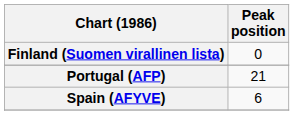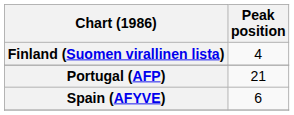(258, 53) 0 -> (258, 53) 4
